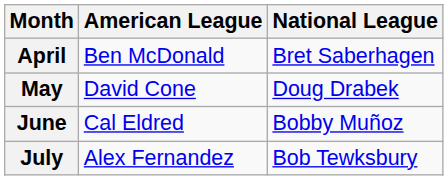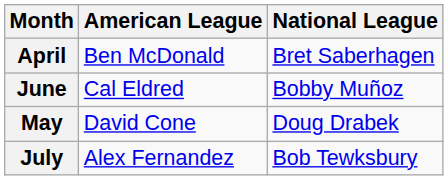rows swapped: (42, 89) <-> (42, 123)
